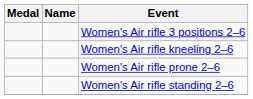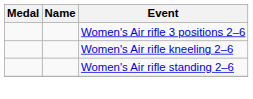- row: (150, 68)
